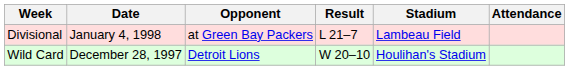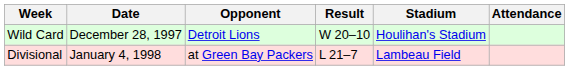rows swapped: (35, 55) <-> (35, 34)
